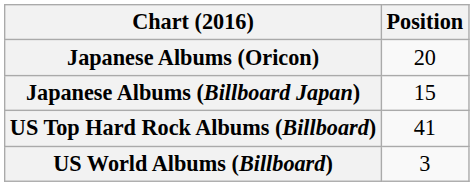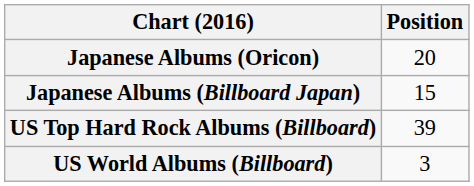(425, 127) 41 -> (425, 127) 39
